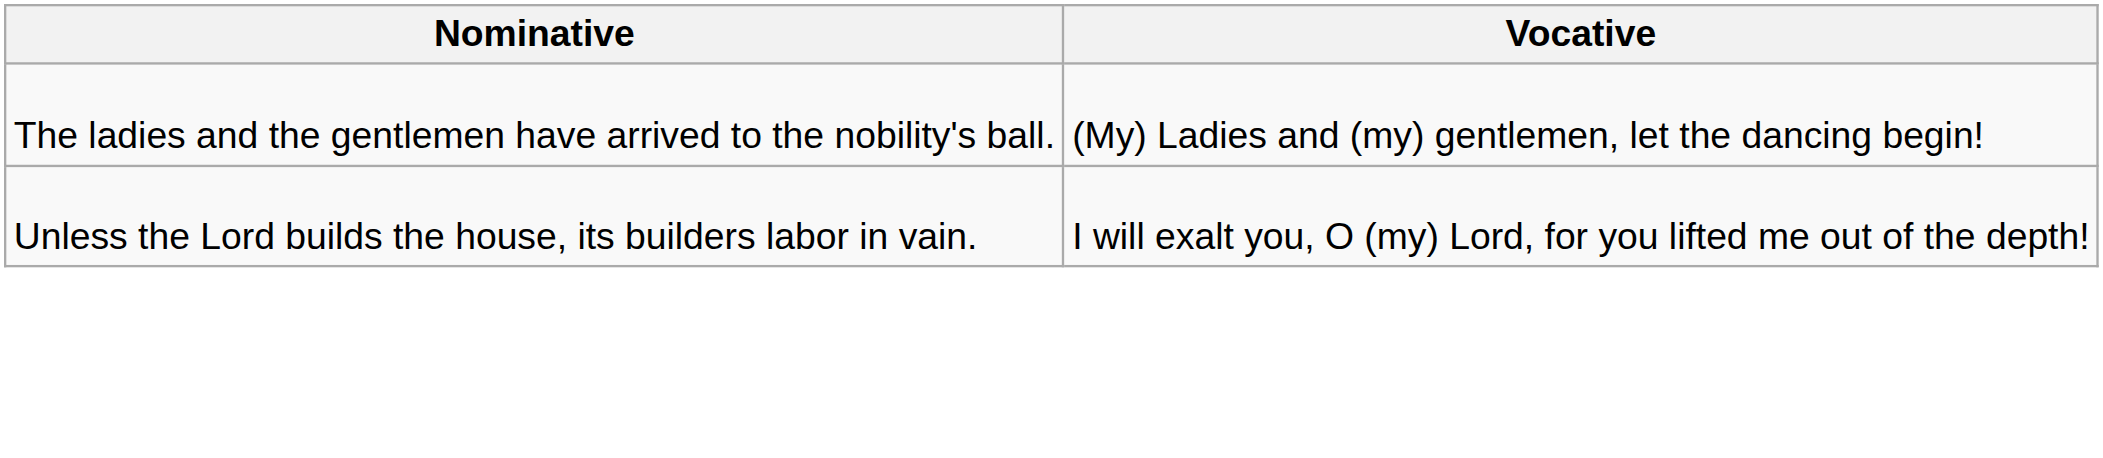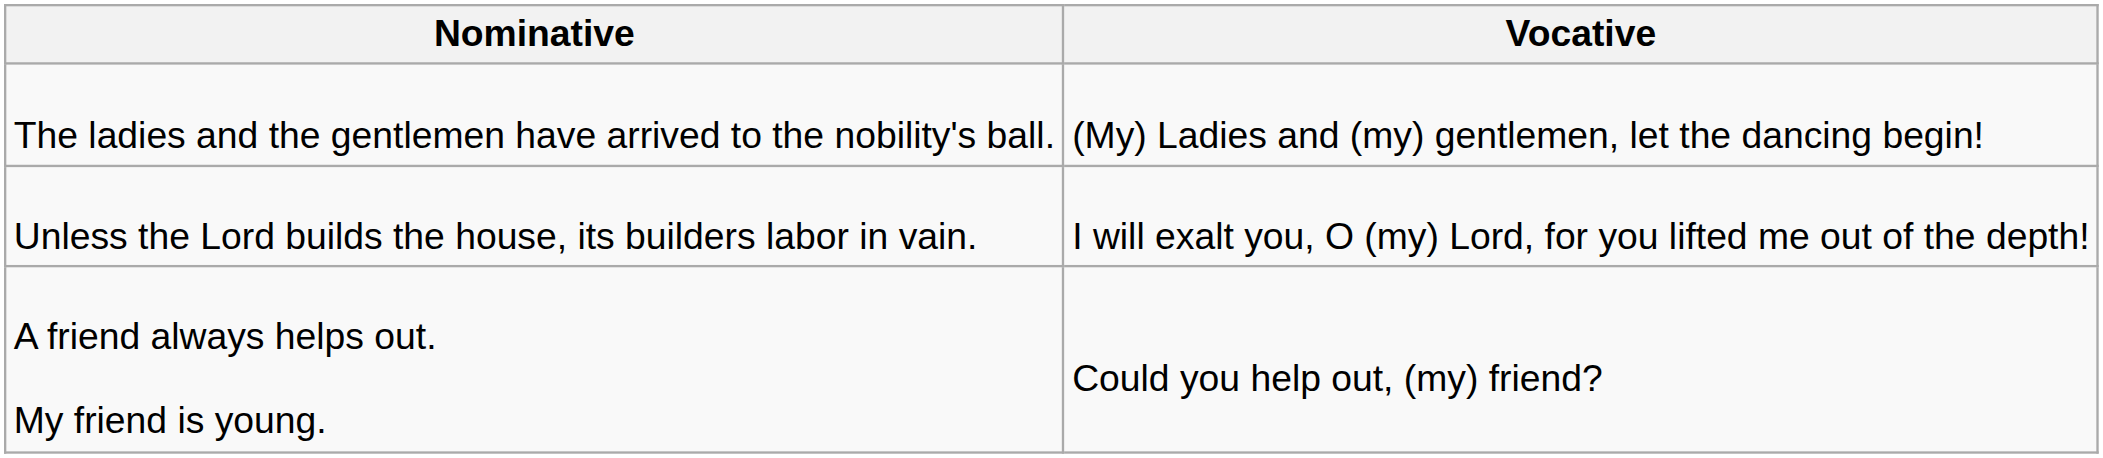+ row: (225, 379)
